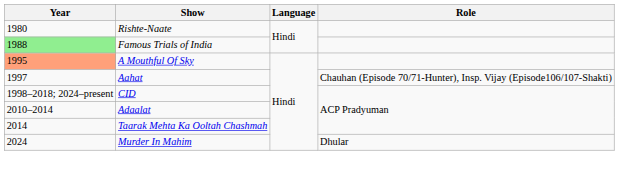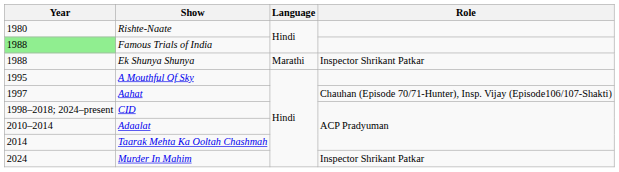+ row: (156, 61)
(17, 61) lightsalmon background -> (17, 77) no background
(334, 142) Dhular -> (372, 158) Inspector Shrikant Patkar
